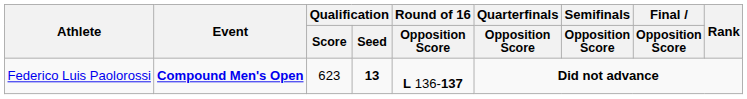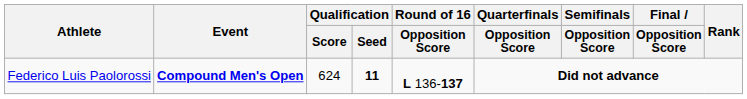(329, 76) 623 -> (329, 76) 624
(372, 76) 13 -> (372, 76) 11
